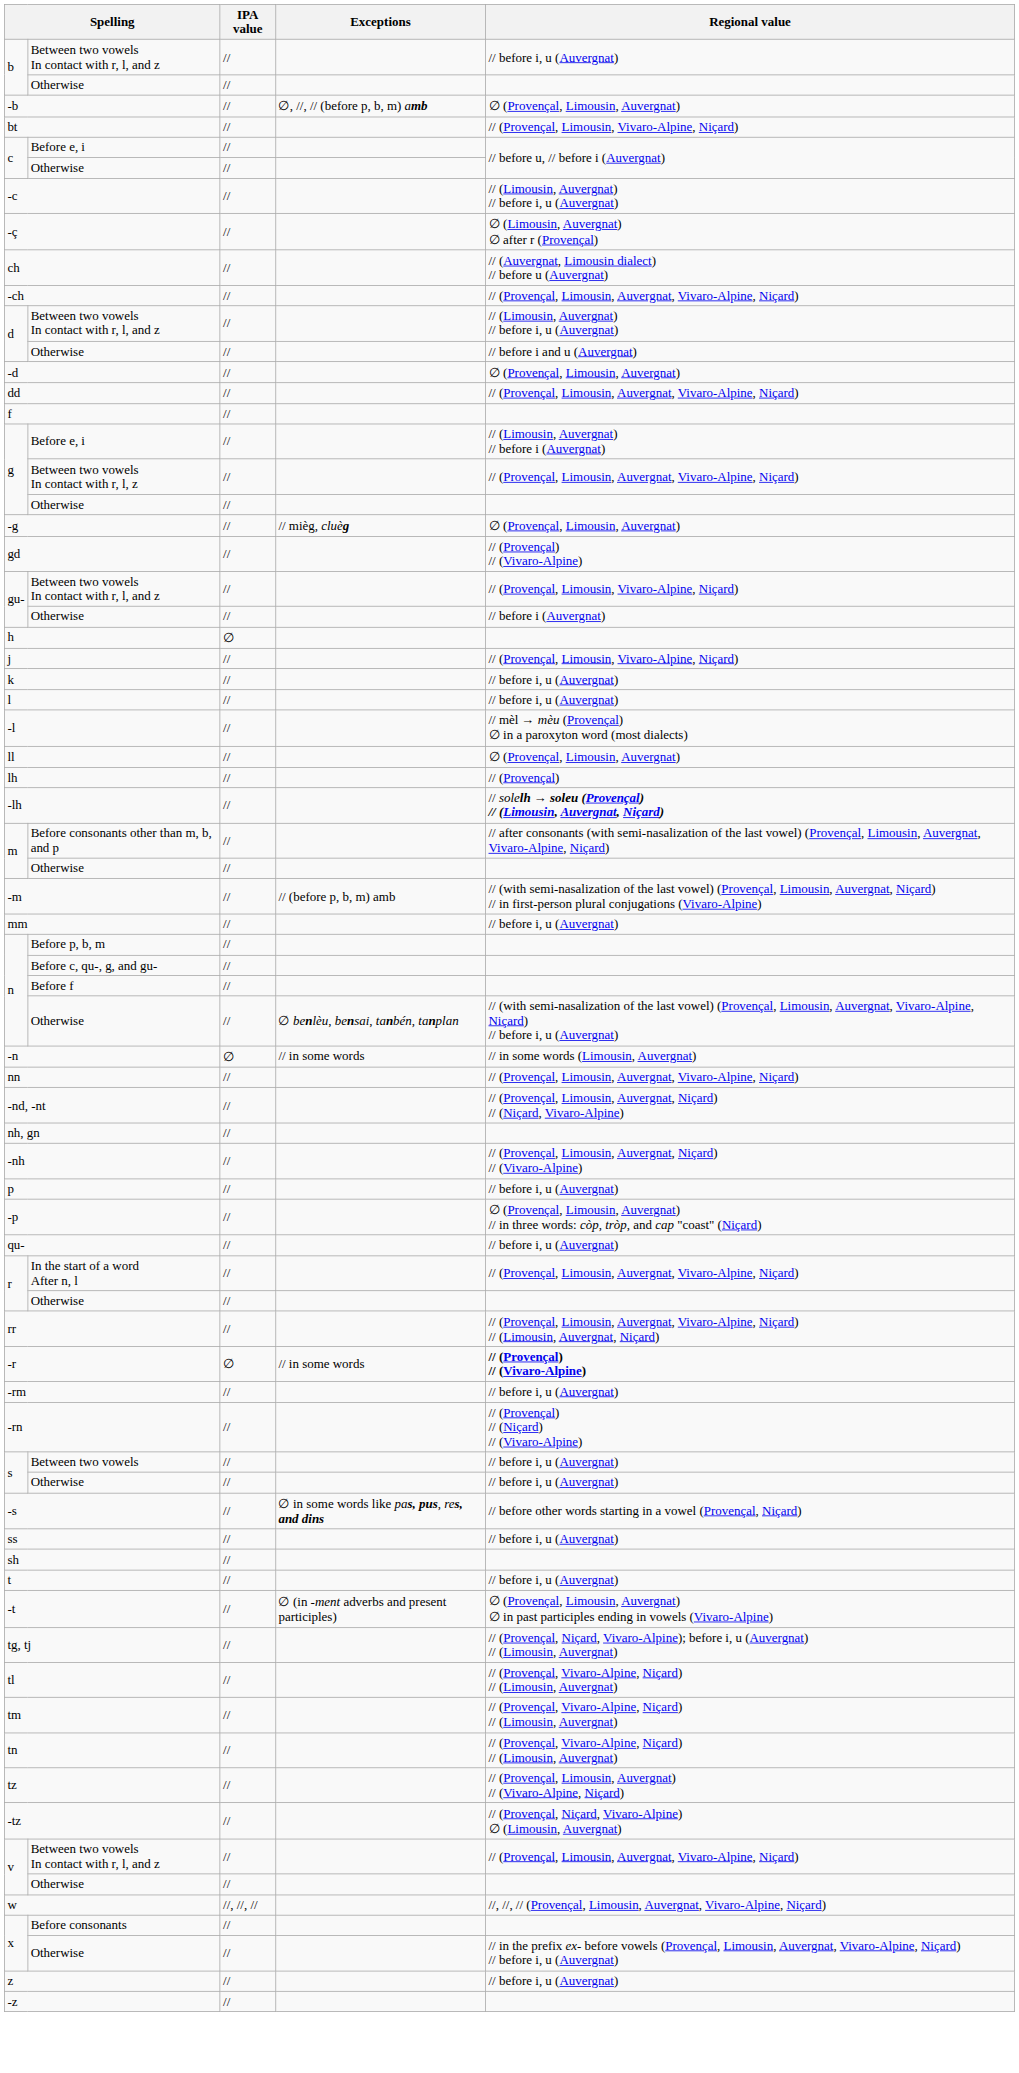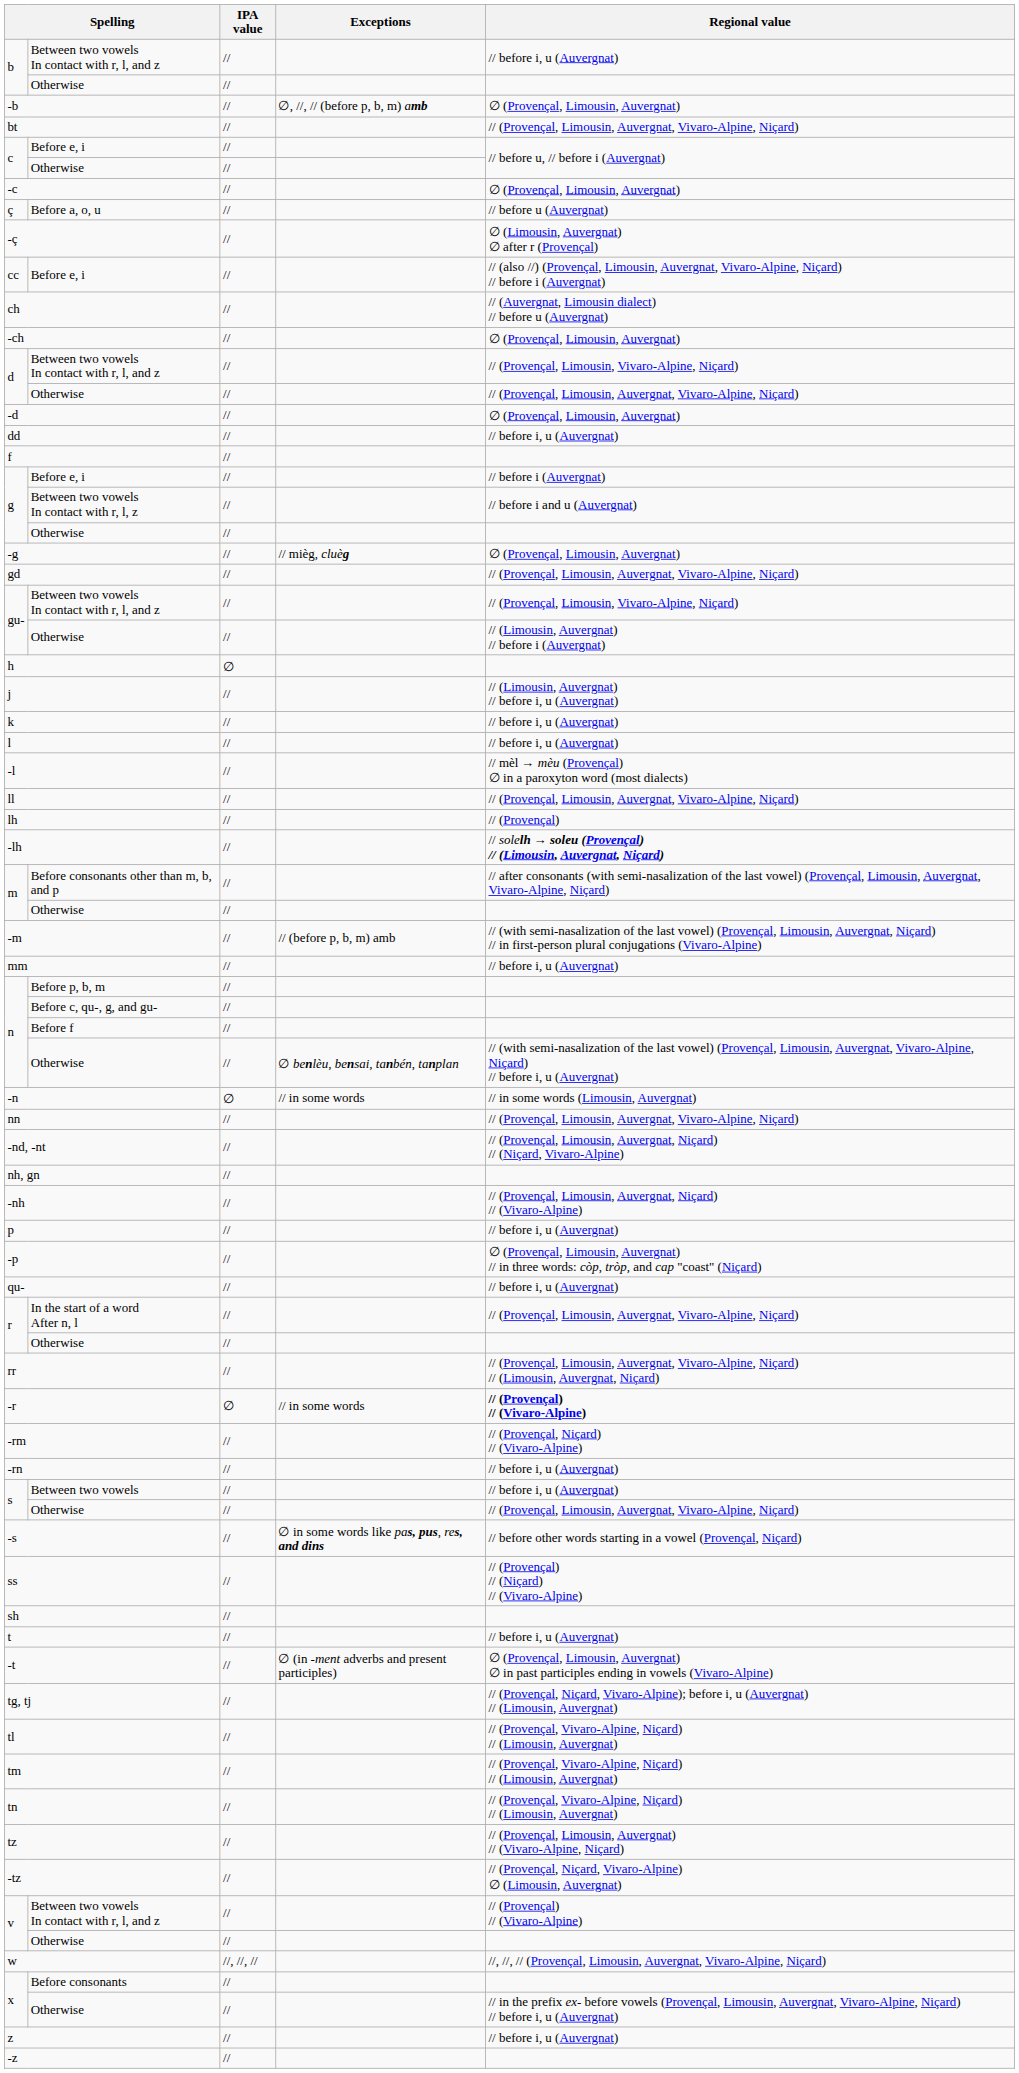(613, 126) // (Provençal, Limousin, Vivaro-Alpine, Niçard) -> (644, 126) // (Provençal, Limousin, Auvergnat, Vivaro-Alpine, Niçard)
(553, 195) // (Limousin, Auvergnat) // before i, u (Auvergnat) -> (584, 189) ∅ (Provençal, Limousin, Auvergnat)
+ row: (10, 209)
+ row: (13, 274)
(644, 295) // (Provençal, Limousin, Auvergnat, Vivaro-Alpine, Niçard) -> (584, 338) ∅ (Provençal, Limousin, Auvergnat)
(553, 323) // (Limousin, Auvergnat) // before i, u (Auvergnat) -> (613, 366) // (Provençal, Limousin, Vivaro-Alpine, Niçard)
(563, 351) // before i and u (Auvergnat) -> (644, 394) // (Provençal, Limousin, Auvergnat, Vivaro-Alpine, Niçard)
(644, 393) // (Provençal, Limousin, Auvergnat, Vivaro-Alpine, Niçard) -> (553, 435) // before i, u (Auvergnat)
(553, 441) // (Limousin, Auvergnat) // before i (Auvergnat) -> (547, 477) // before i (Auvergnat)
(644, 476) // (Provençal, Limousin, Auvergnat, Vivaro-Alpine, Niçard) -> (563, 504) // before i and u (Auvergnat)
(535, 553) // (Provençal) // (Vivaro-Alpine) -> (644, 574) // (Provençal, Limousin, Auvergnat, Vivaro-Alpine, Niçard)
(547, 616) // before i (Auvergnat) -> (553, 637) // (Limousin, Auvergnat) // before i (Auvergnat)
(613, 658) // (Provençal, Limousin, Vivaro-Alpine, Niçard) -> (553, 694) // (Limousin, Auvergnat) // before i, u (Auvergnat)
(584, 757) ∅ (Provençal, Limousin, Auvergnat) -> (644, 799) // (Provençal, Limousin, Auvergnat, Vivaro-Alpine, Niçard)
(553, 1391) // before i, u (Auvergnat) -> (545, 1441) // (Provençal, Niçard) // (Vivaro-Alpine)
(535, 1427) // (Provençal) // (Niçard) // (Vivaro-Alpine) -> (553, 1468) // before i, u (Auvergnat)
(553, 1482) // before i, u (Auvergnat) -> (644, 1510) // (Provençal, Limousin, Auvergnat, Vivaro-Alpine, Niçard)
(553, 1539) // before i, u (Auvergnat) -> (535, 1581) // (Provençal) // (Niçard) // (Vivaro-Alpine)
(644, 1856) // (Provençal, Limousin, Auvergnat, Vivaro-Alpine, Niçard) -> (535, 1913) // (Provençal) // (Vivaro-Alpine)
